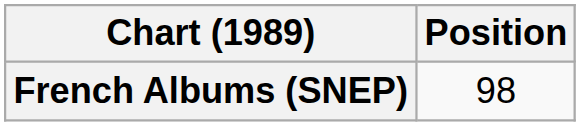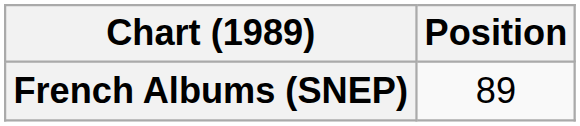(496, 90) 98 -> (496, 90) 89
